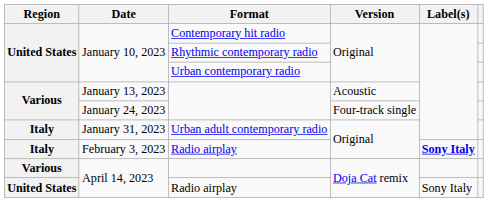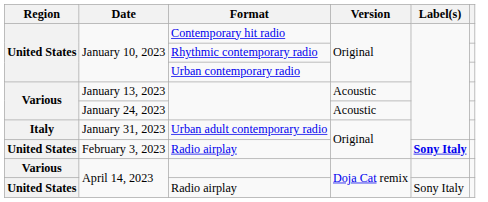(375, 110) Four-track single -> (355, 110) Acoustic
(42, 149) Italy -> (42, 149) United States
